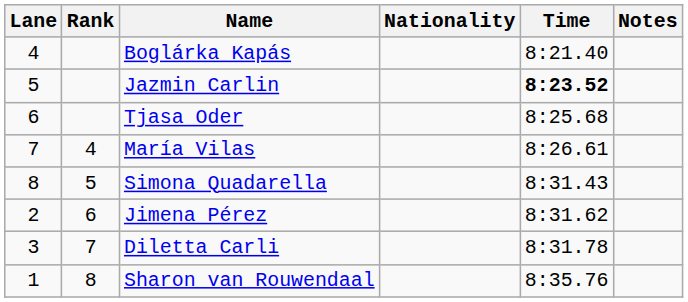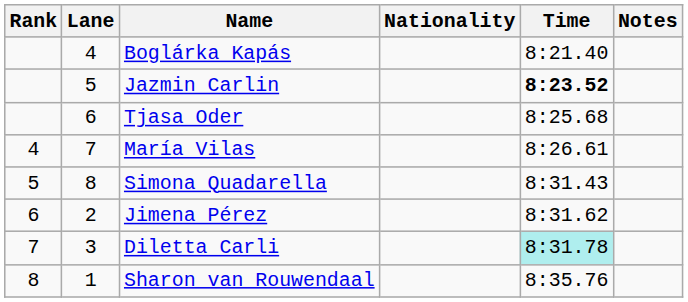columns swapped: (91, 21) <-> (33, 21)
(567, 248) no background -> (567, 248) paleturquoise background
